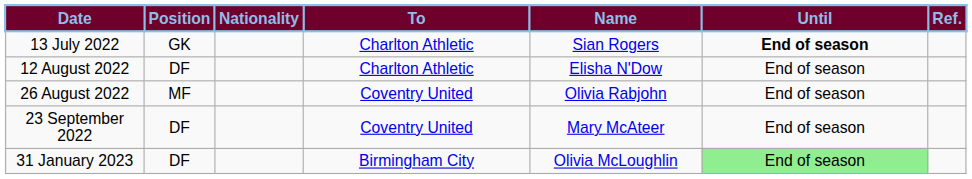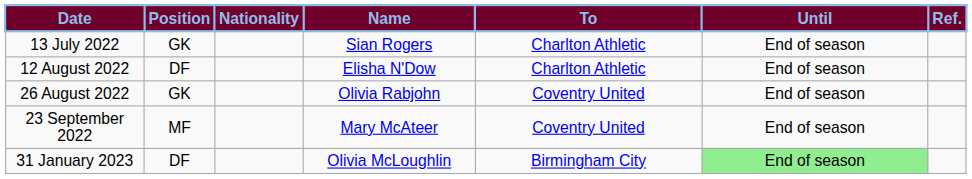columns swapped: (616, 18) <-> (417, 18)
(815, 44) bold -> (815, 44) normal
(179, 94) MF -> (179, 94) GK
(179, 127) DF -> (179, 127) MF
